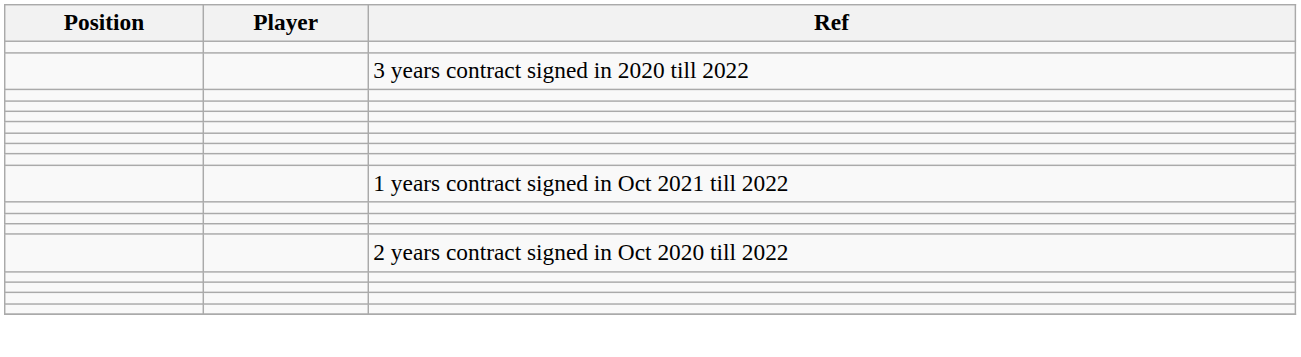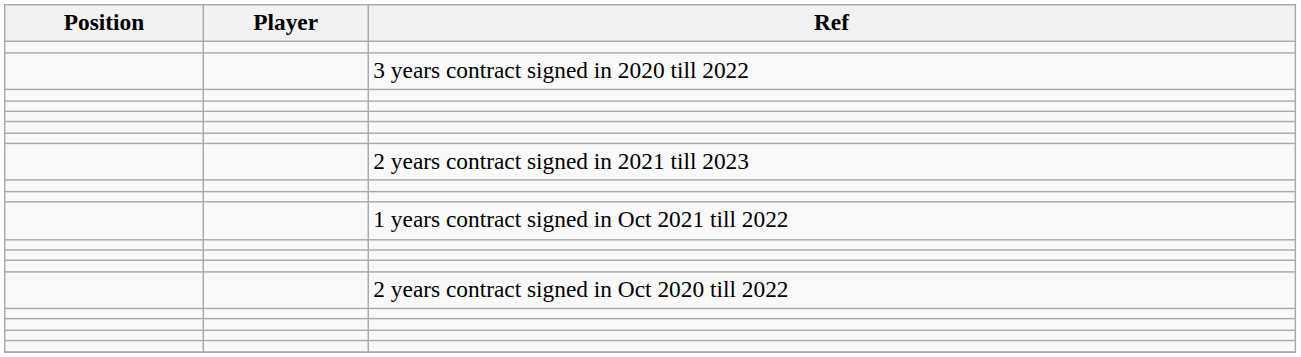+ row: (104, 162)
